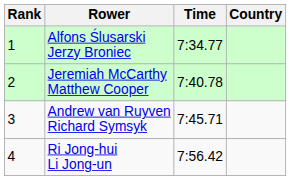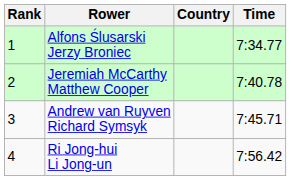columns swapped: (256, 15) <-> (200, 15)
